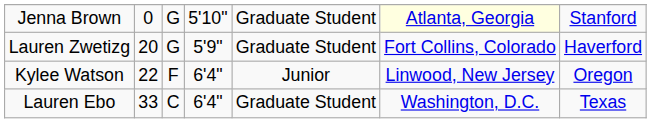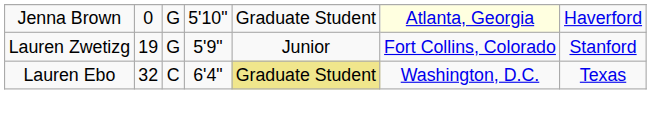(603, 18) Stanford -> (603, 18) Haverford
(148, 46) 20 -> (148, 46) 19
(306, 46) Graduate Student -> (306, 46) Junior
(603, 46) Haverford -> (603, 46) Stanford
- row: (69, 74)
(148, 103) 33 -> (148, 74) 32
(306, 103) no background -> (306, 74) khaki background
